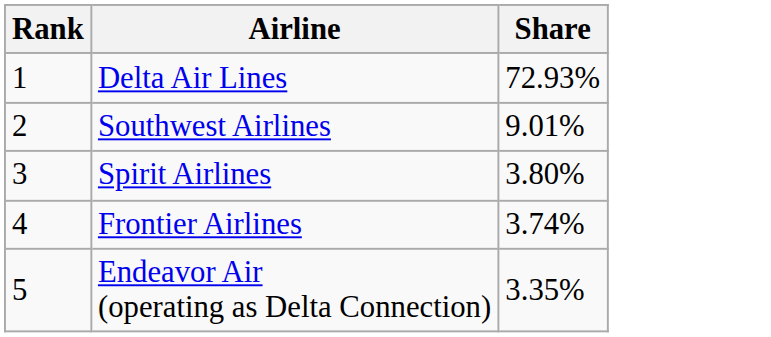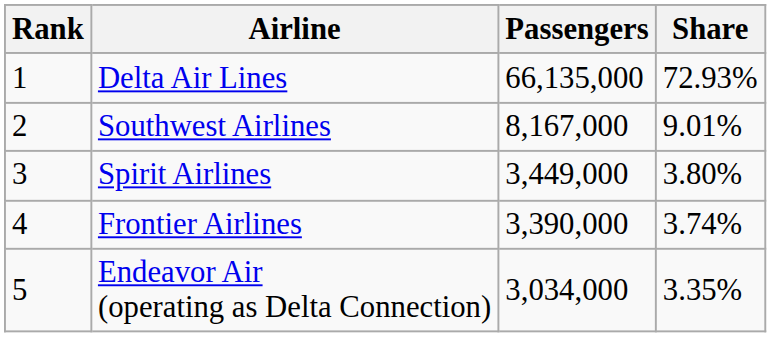+ column: (577, 28)
